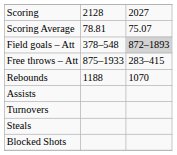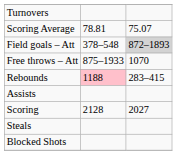rows swapped: (23, 12) <-> (28, 110)
(146, 61) 283–415 -> (139, 61) 1070
(93, 77) no background -> (93, 77) pink background
(139, 77) 1070 -> (146, 77) 283–415
